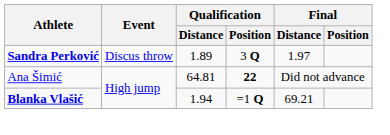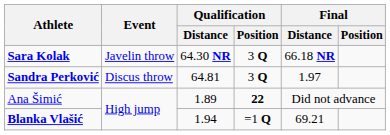+ row: (39, 56)
(201, 56) 1.89 -> (206, 77) 64.81
(201, 77) 64.81 -> (206, 98) 1.89
